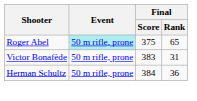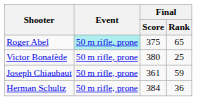(148, 58) 383 -> (153, 58) 380
(174, 58) 31 -> (179, 58) 25
+ row: (39, 73)
